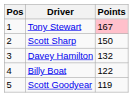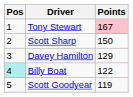(105, 56) 132 -> (105, 56) 129
(9, 71) no background -> (9, 71) paleturquoise background
